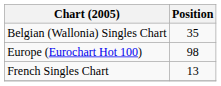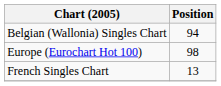(193, 33) 35 -> (193, 33) 94
